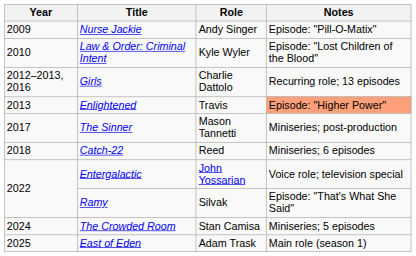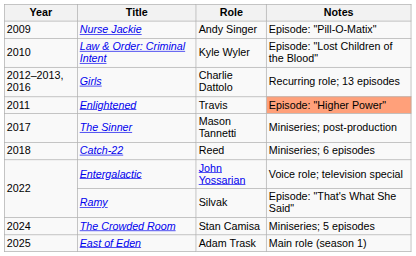(19, 105) 2013 -> (18, 105) 2011
